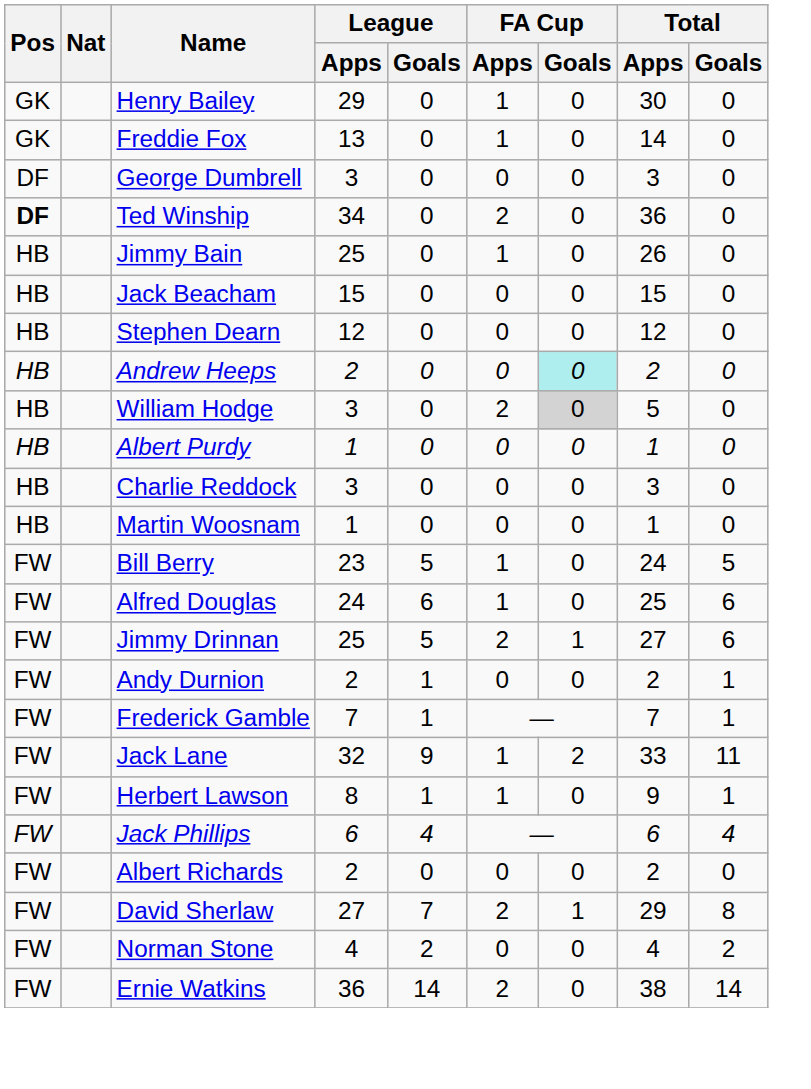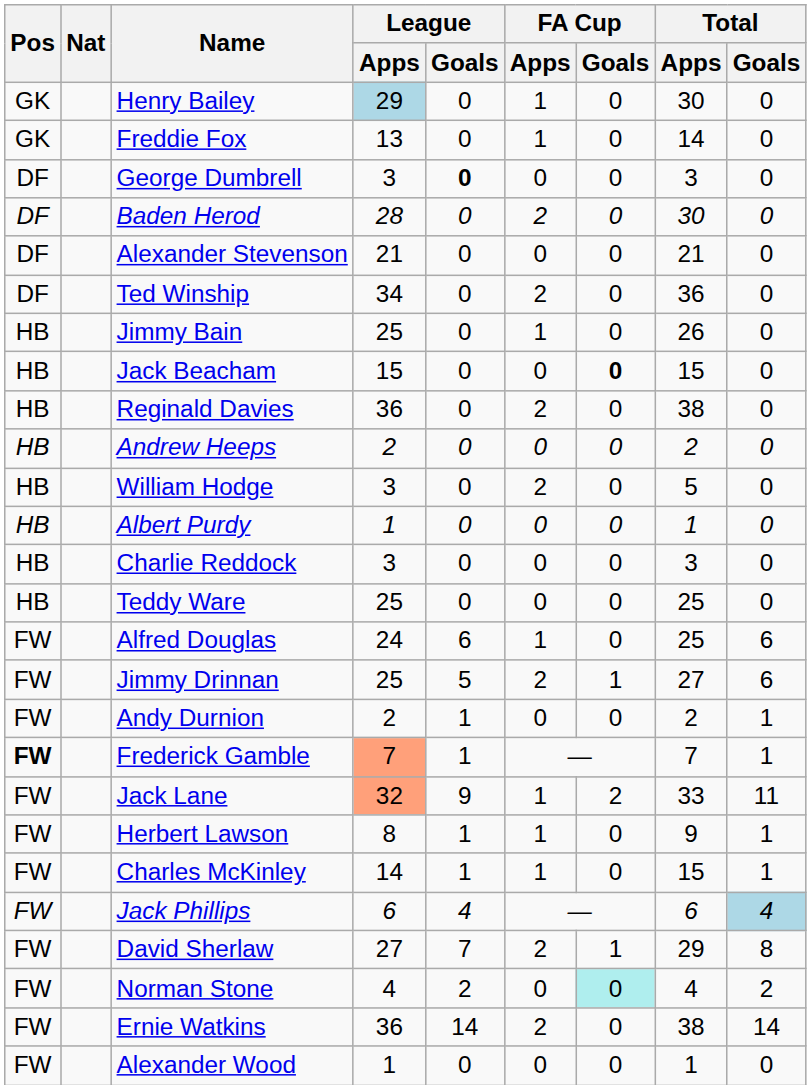(351, 100) no background -> (389, 100) lightblue background
(427, 178) normal -> (465, 178) bold
+ row: (188, 216)
+ row: (232, 255)
(33, 216) bold -> (33, 293) normal
(578, 293) normal -> (616, 370) bold
+ row: (205, 409)
- row: (198, 332)
(578, 370) paleturquoise background -> (616, 448) no background
(578, 409) lightgrey background -> (616, 486) no background
+ row: (181, 602)
- row: (208, 525)
- row: (165, 563)
(33, 718) normal -> (33, 756) bold
(351, 718) no background -> (389, 756) lightsalmon background
(351, 756) no background -> (389, 795) lightsalmon background
+ row: (211, 872)
(728, 833) no background -> (766, 910) lightblue background
- row: (200, 872)
(578, 949) no background -> (616, 988) paleturquoise background
+ row: (206, 1065)
